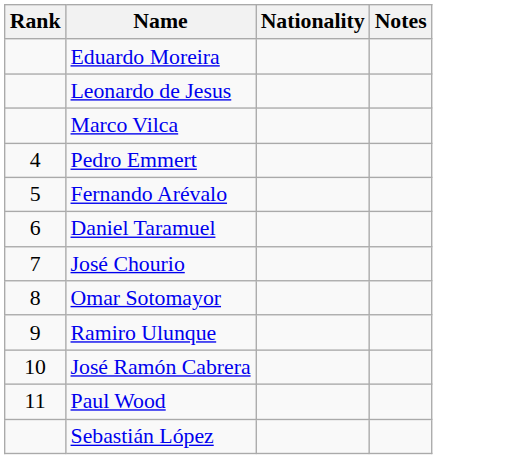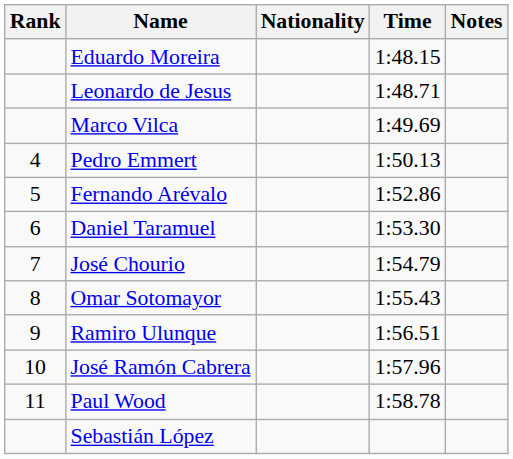+ column: (408, 21)
